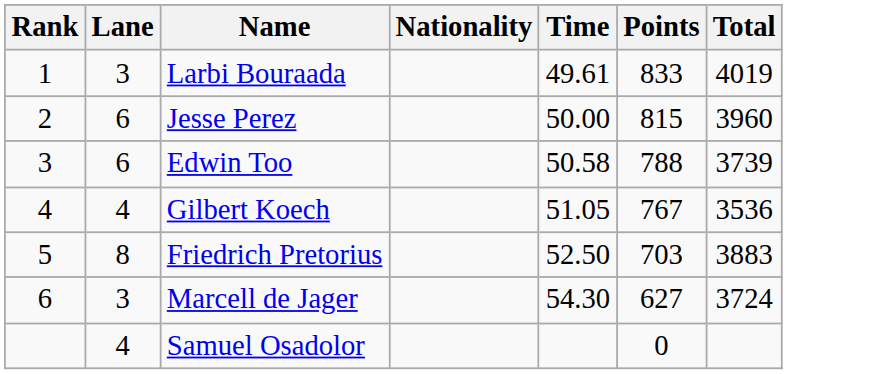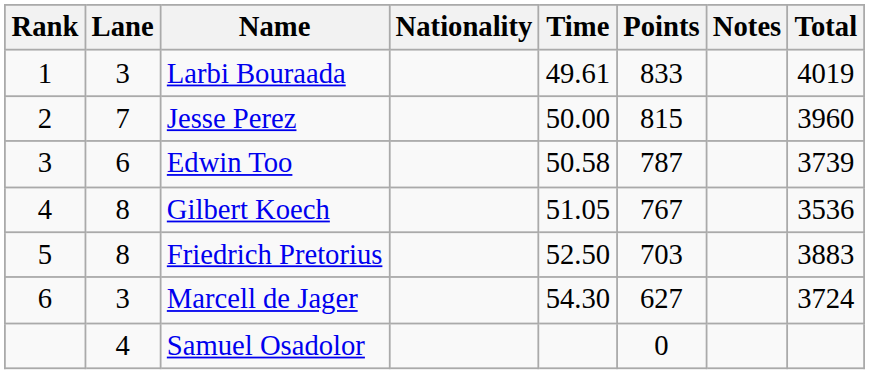+ column: (747, 27)
(123, 118) 6 -> (123, 118) 7
(661, 163) 788 -> (661, 163) 787
(123, 208) 4 -> (123, 208) 8
